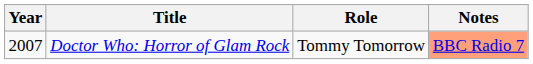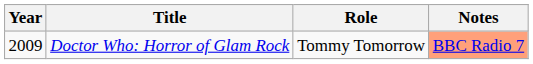(25, 44) 2007 -> (25, 44) 2009
